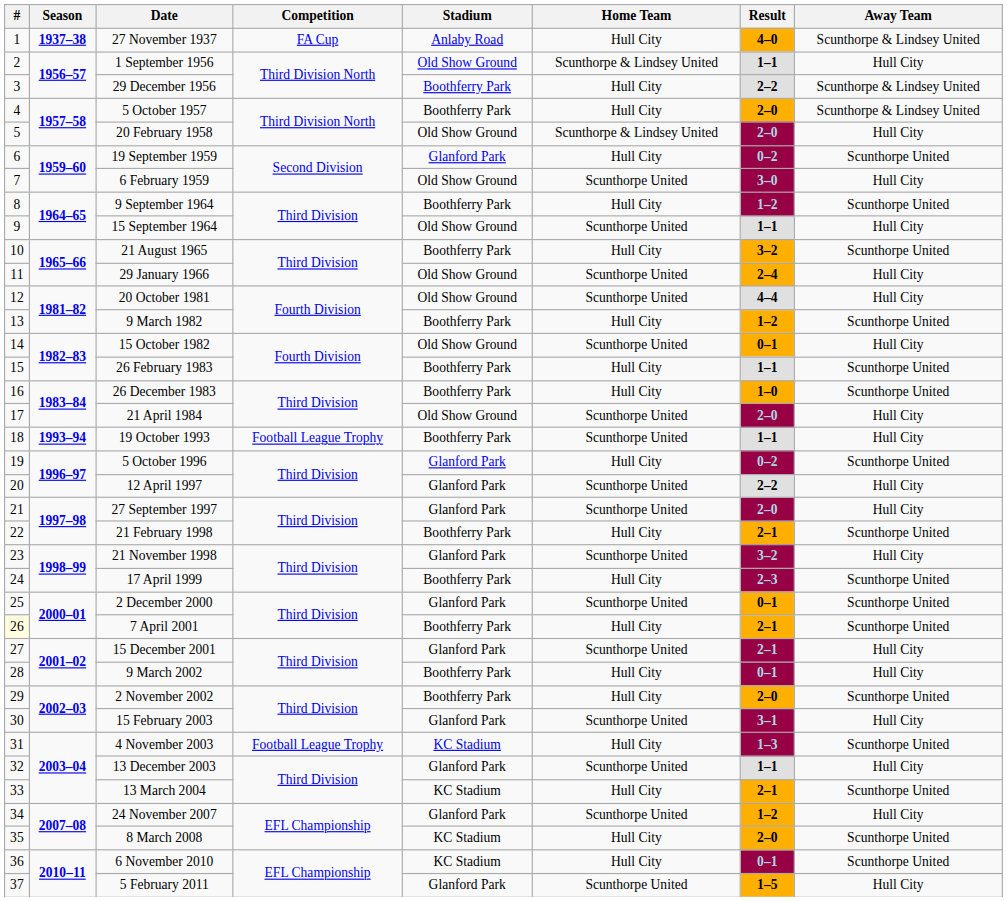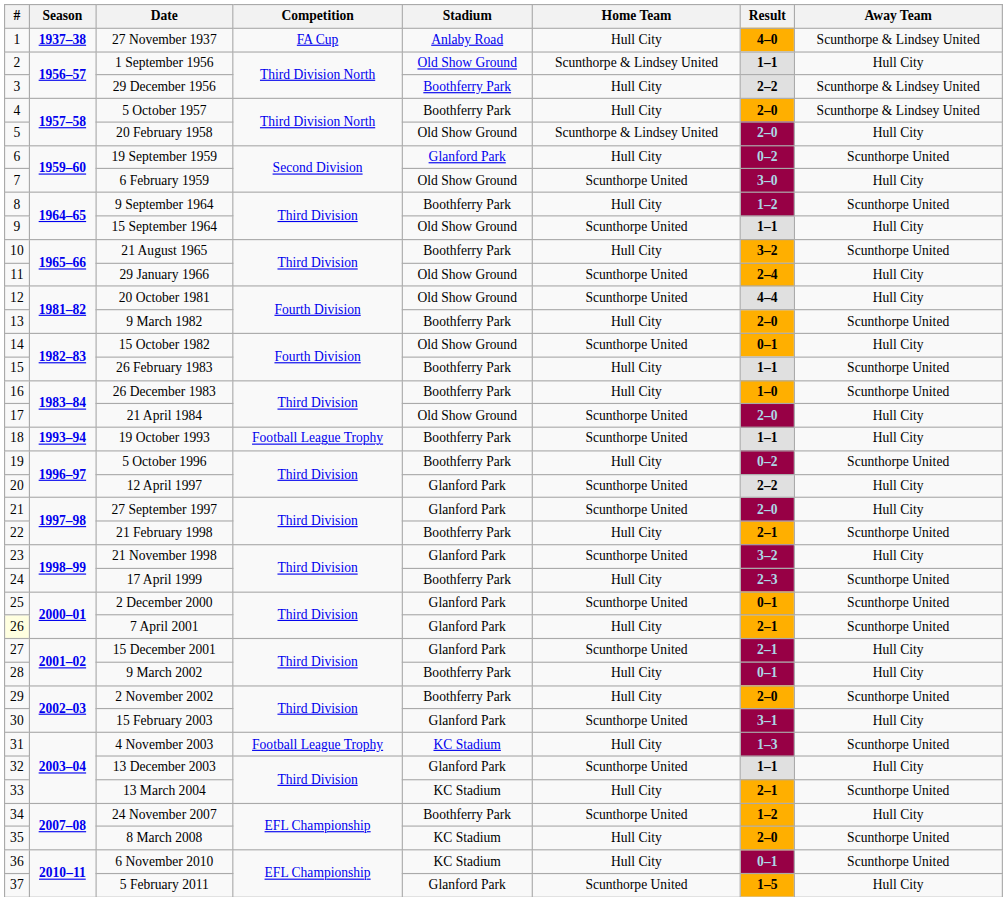(767, 321) 1–2 -> (767, 321) 2–0
(467, 462) Glanford Park -> (467, 462) Boothferry Park
(467, 626) Boothferry Park -> (467, 626) Glanford Park
(467, 814) Glanford Park -> (467, 814) Boothferry Park
